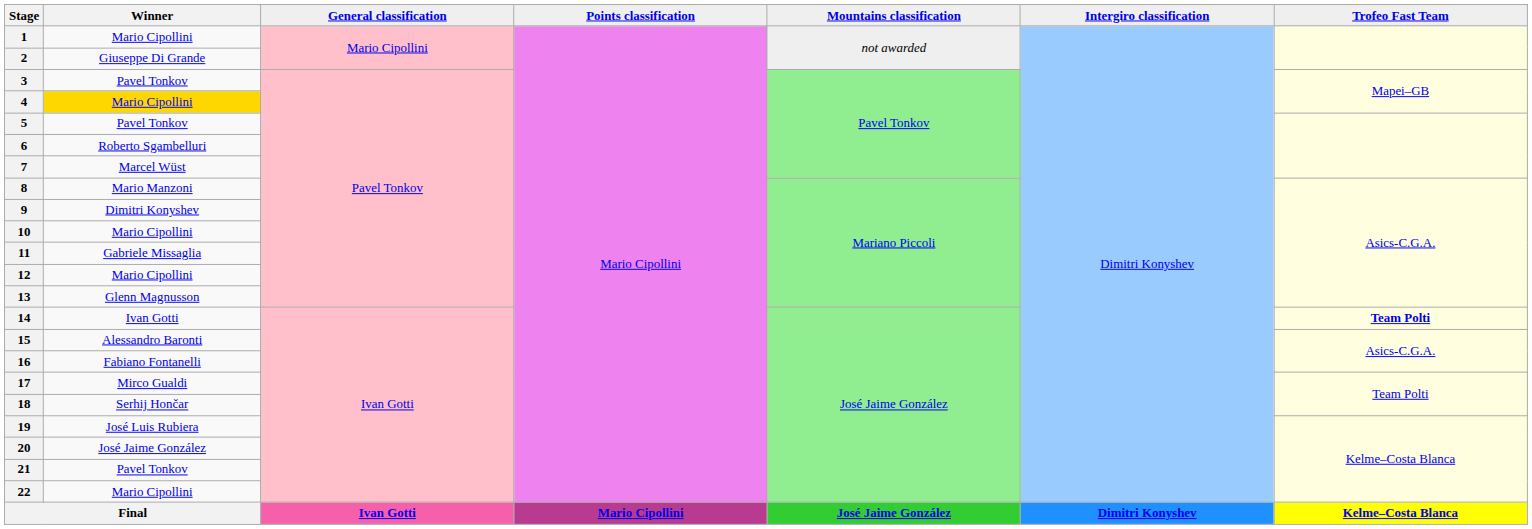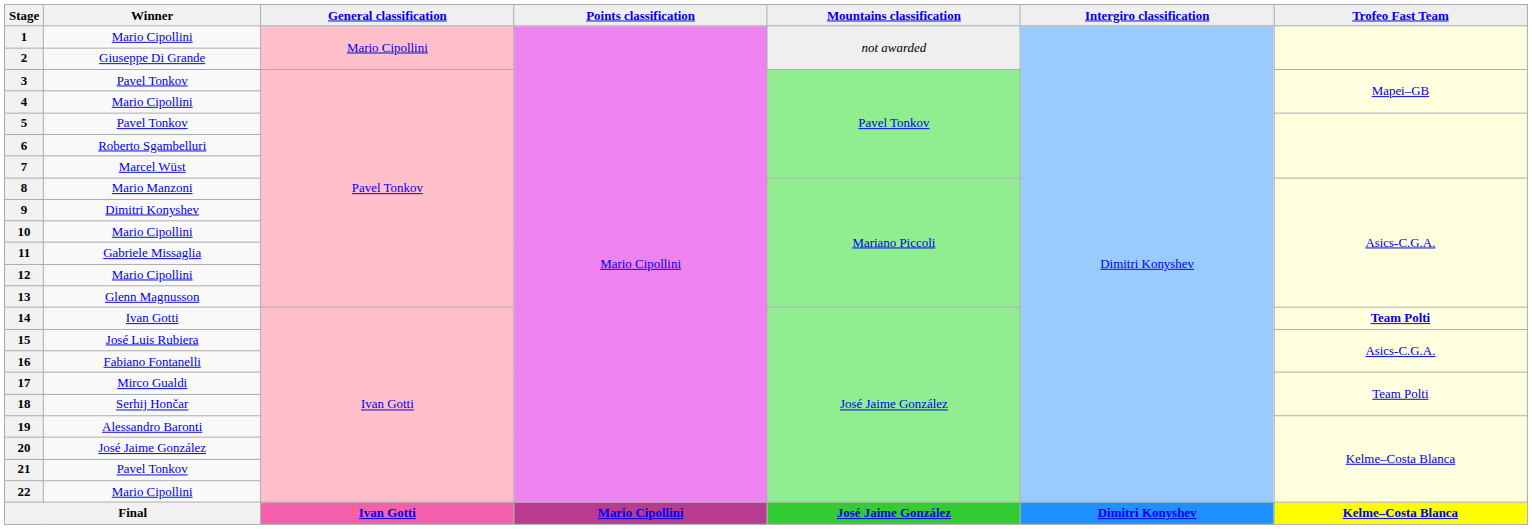(152, 102) gold background -> (152, 102) no background
(152, 340) Alessandro Baronti -> (152, 340) José Luis Rubiera
(152, 426) José Luis Rubiera -> (152, 426) Alessandro Baronti
